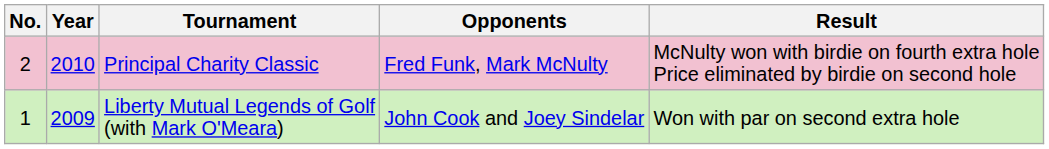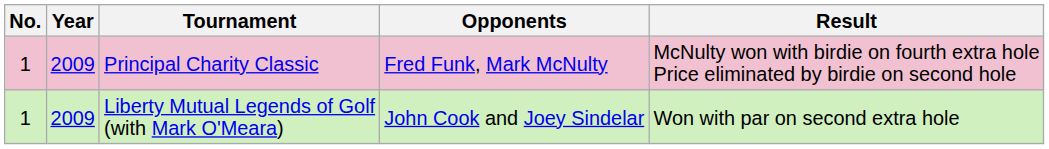(25, 63) 2 -> (25, 63) 1
(73, 63) 2010 -> (73, 63) 2009
